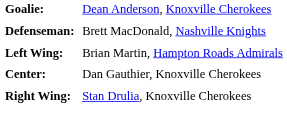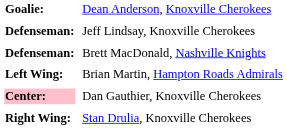+ row: (169, 30)
(25, 74) no background -> (25, 96) pink background
